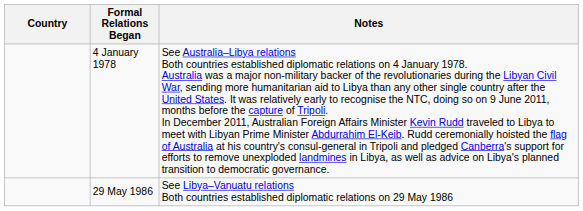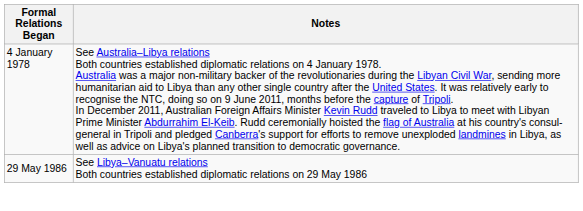- column: (47, 24)
